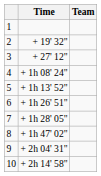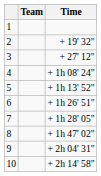columns swapped: (83, 12) <-> (44, 12)
